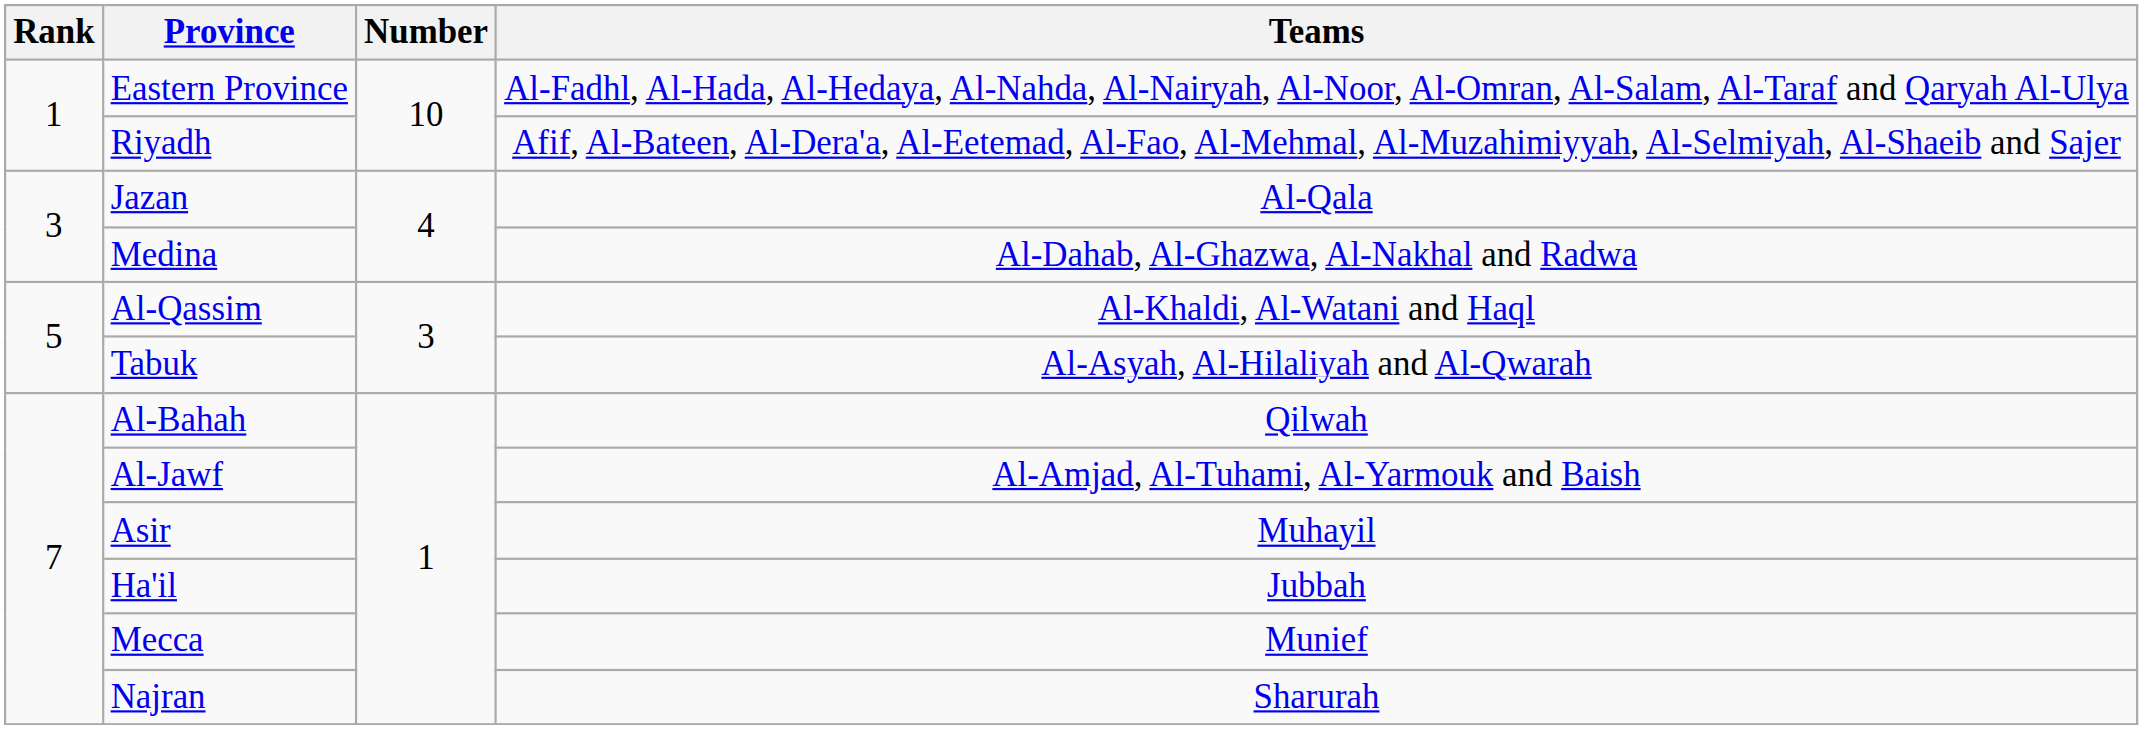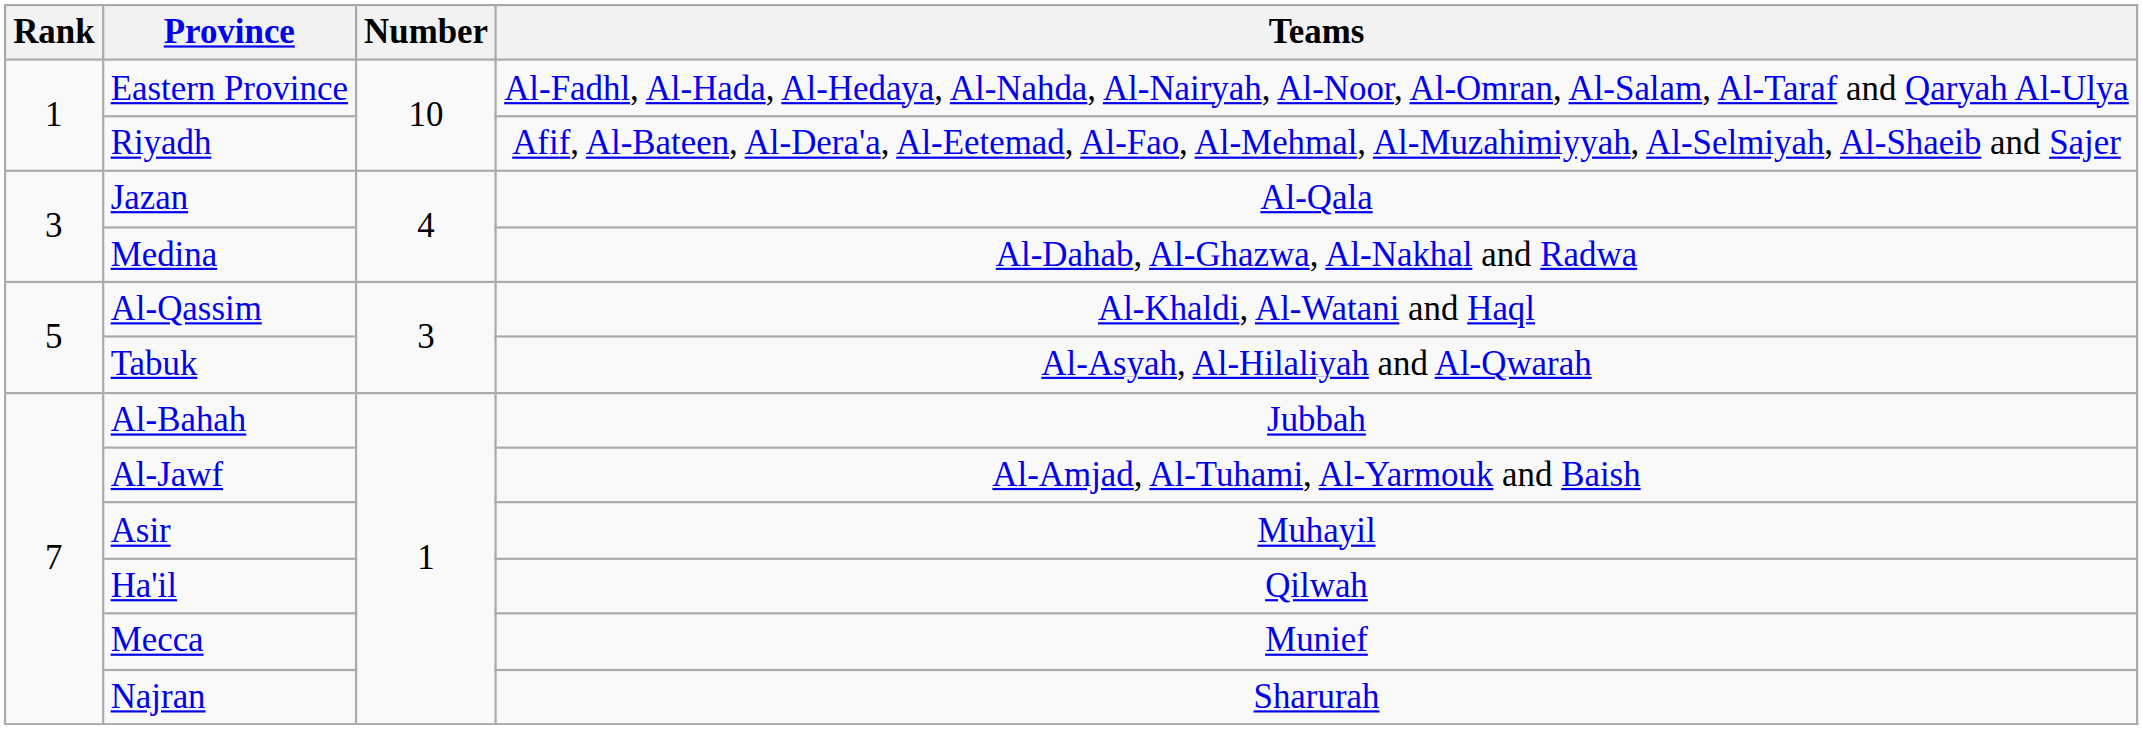(1316, 419) Qilwah -> (1316, 419) Jubbah
(1316, 585) Jubbah -> (1316, 585) Qilwah
